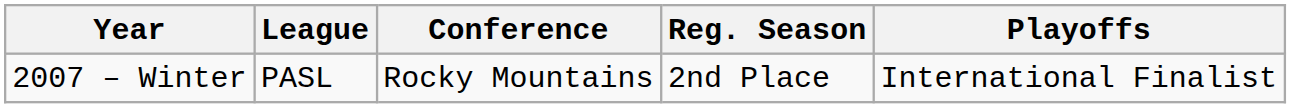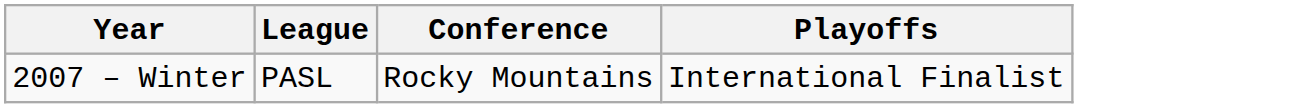- column: (767, 30)
